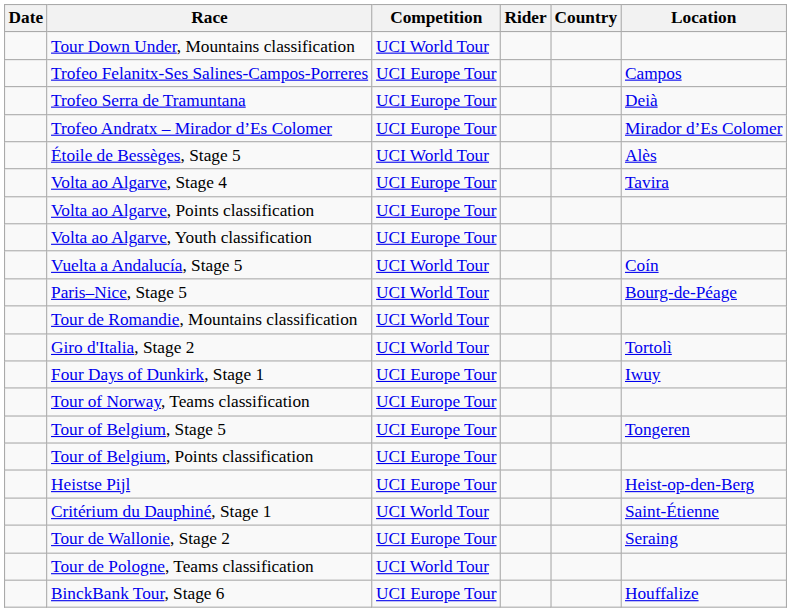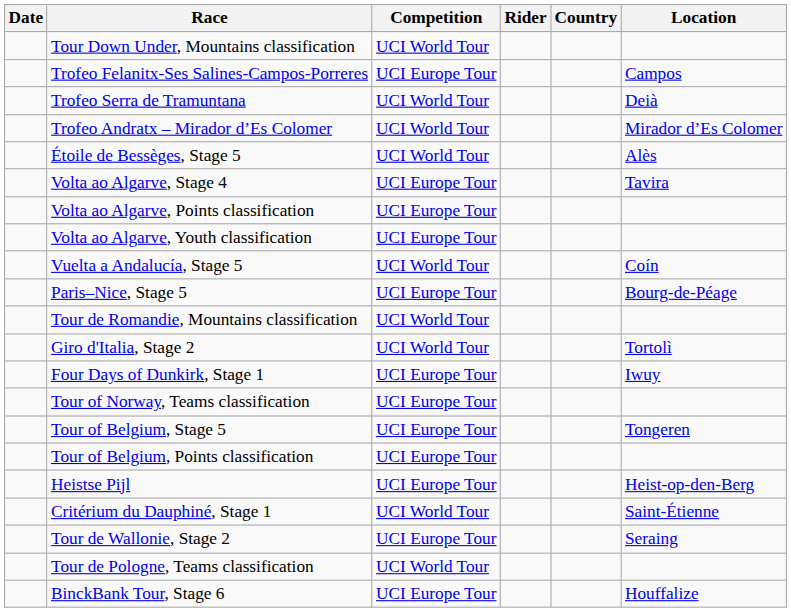(436, 100) UCI Europe Tour -> (433, 100) UCI World Tour
(436, 127) UCI Europe Tour -> (433, 127) UCI World Tour
(433, 292) UCI World Tour -> (436, 292) UCI Europe Tour
